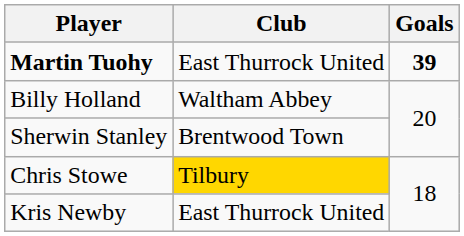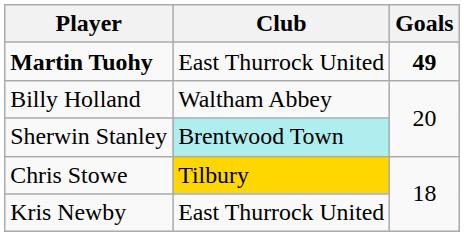(424, 61) 39 -> (424, 61) 49
(261, 136) no background -> (261, 136) paleturquoise background
